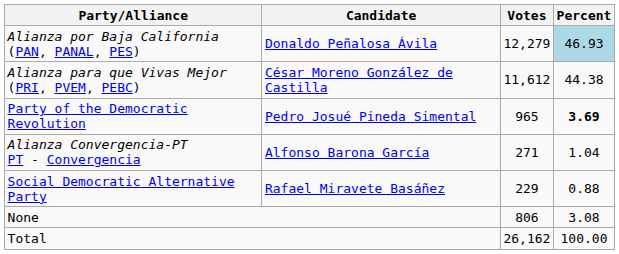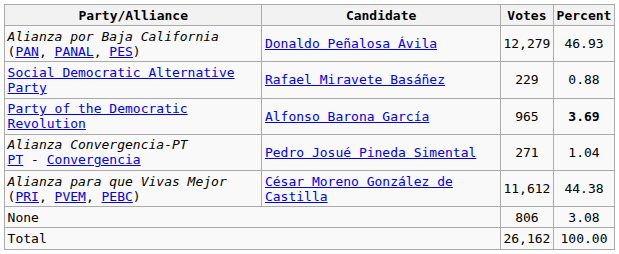(584, 44) lightblue background -> (584, 44) no background
rows swapped: (117, 80) <-> (121, 189)
(371, 116) Pedro Josué Pineda Simental -> (347, 116) Alfonso Barona García
(347, 152) Alfonso Barona García -> (371, 152) Pedro Josué Pineda Simental
